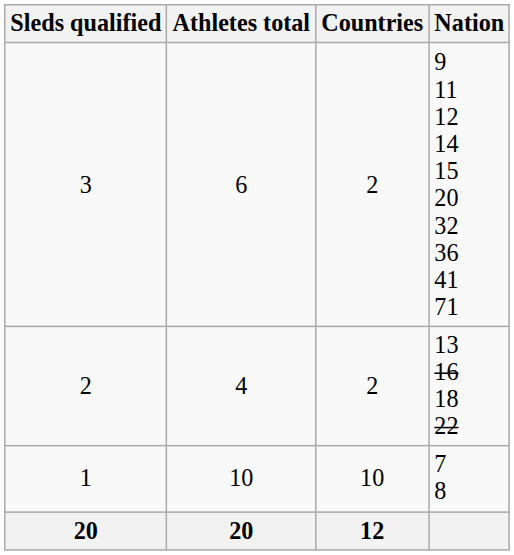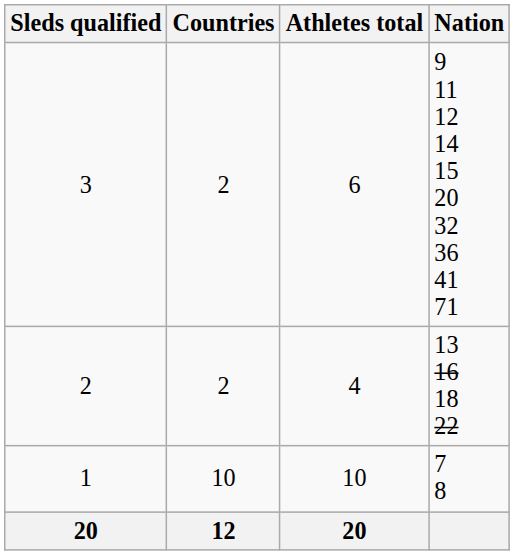columns swapped: (372, 23) <-> (241, 23)
